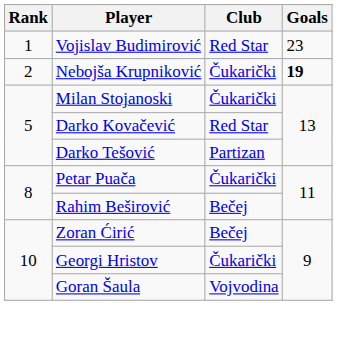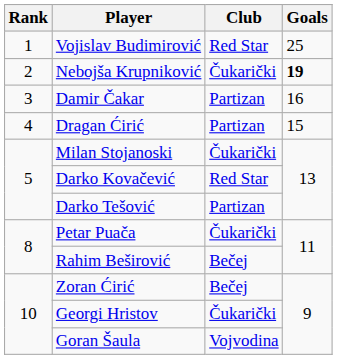(307, 45) 23 -> (307, 45) 25
+ row: (100, 98)
+ row: (100, 125)
